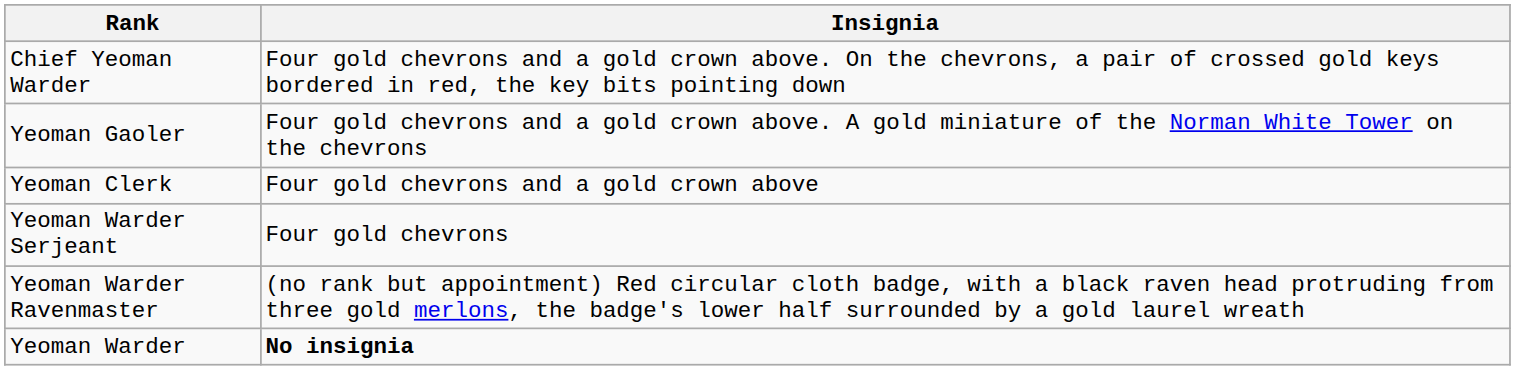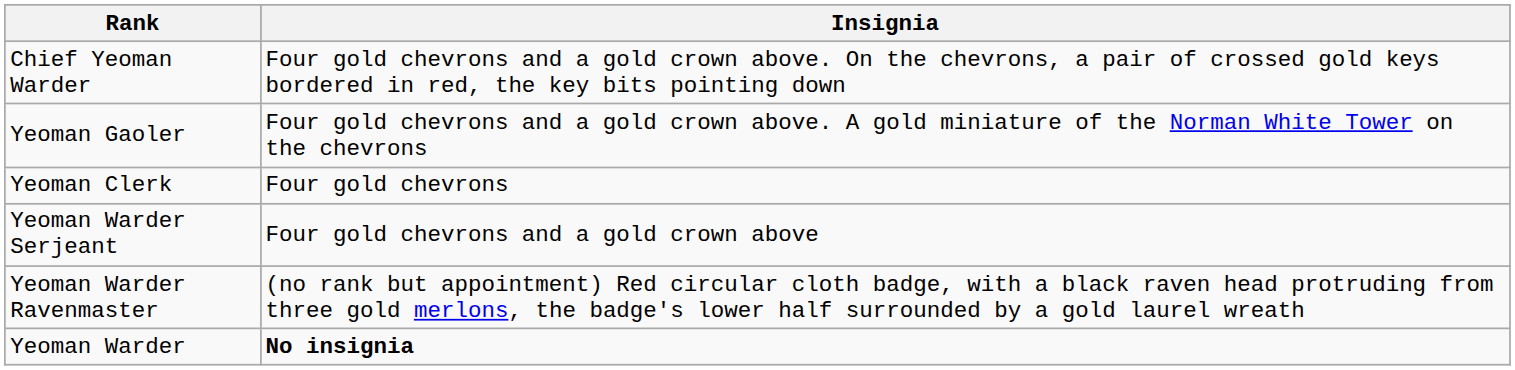(542, 185) Four gold chevrons and a gold crown above -> (387, 185) Four gold chevrons
(387, 235) Four gold chevrons -> (542, 235) Four gold chevrons and a gold crown above
